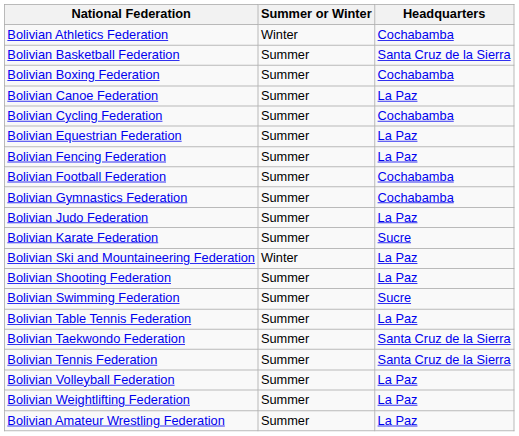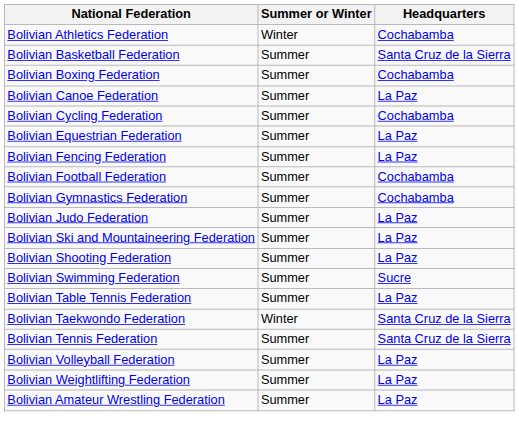- row: (83, 237)
(279, 258) Winter -> (285, 237) Summer
(285, 339) Summer -> (279, 319) Winter
